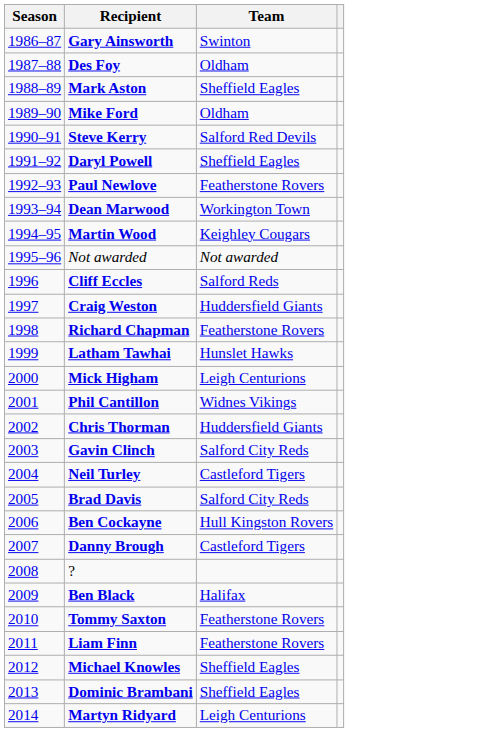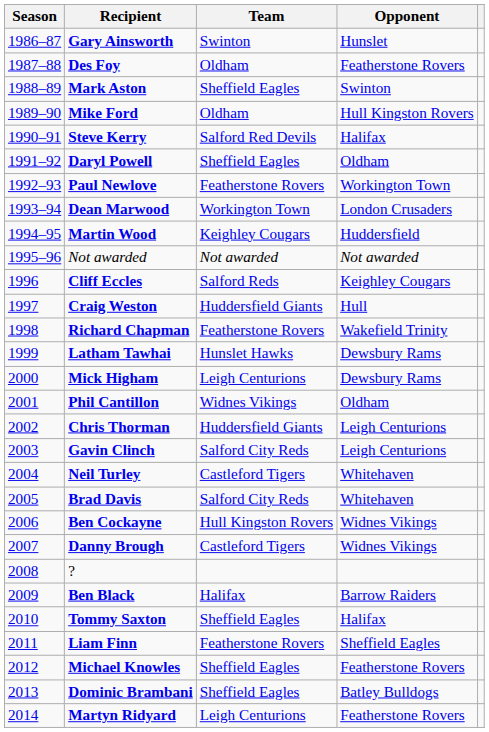+ column: (407, 16)
(262, 619) Featherstone Rovers -> (250, 619) Sheffield Eagles
